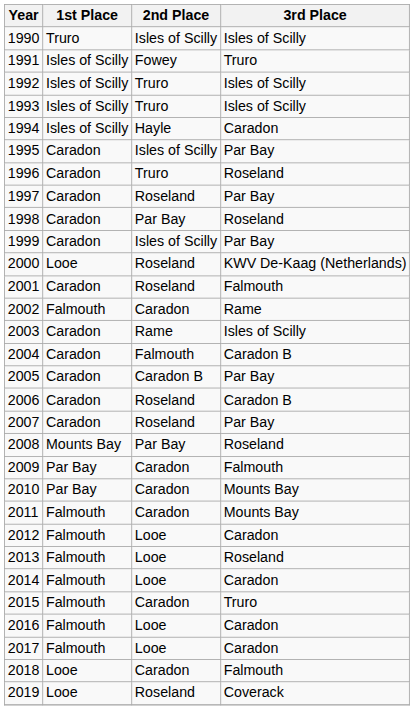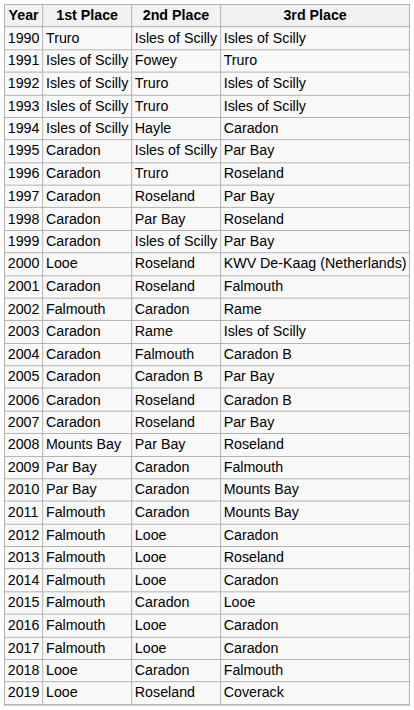(240, 602) Truro -> (240, 602) Looe
